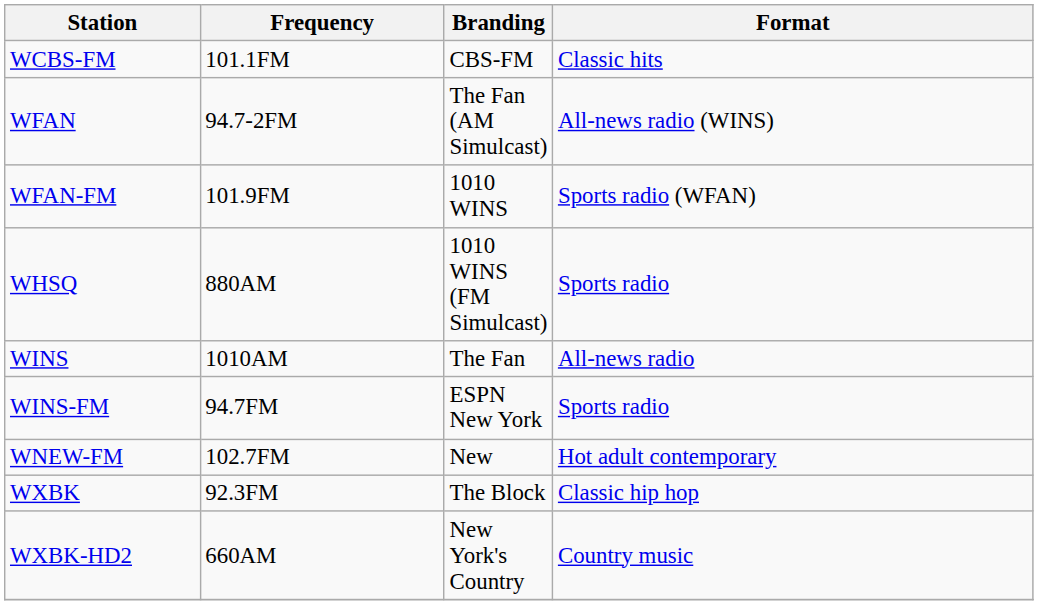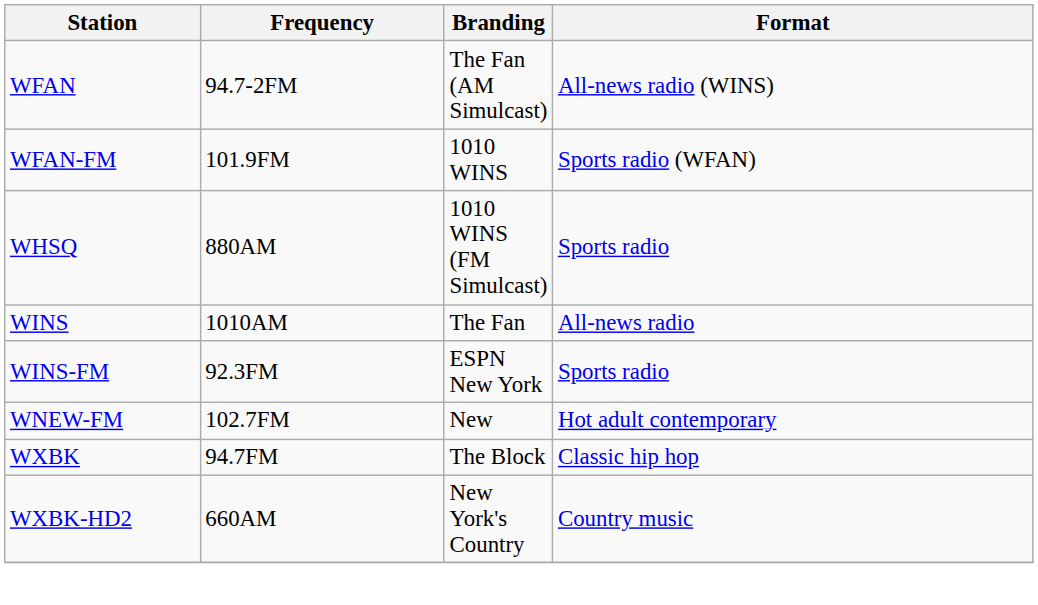- row: (63, 58)
(242, 407) 94.7FM -> (242, 371) 92.3FM
(242, 493) 92.3FM -> (242, 456) 94.7FM
